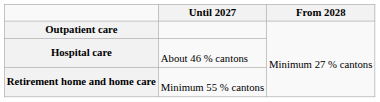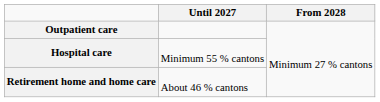(204, 59) About 46 % cantons -> (212, 59) Minimum 55 % cantons
(212, 88) Minimum 55 % cantons -> (204, 88) About 46 % cantons
